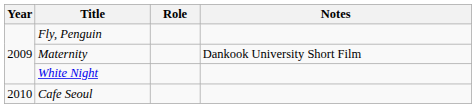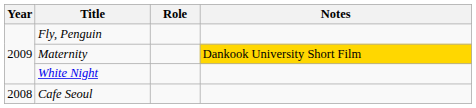(282, 53) no background -> (282, 53) gold background
(20, 93) 2010 -> (20, 93) 2008
